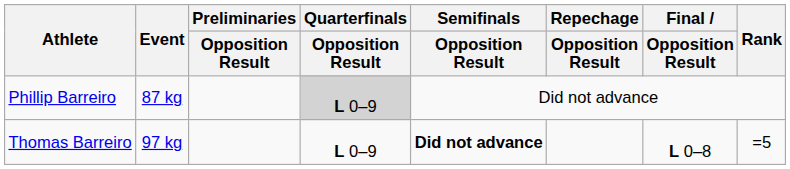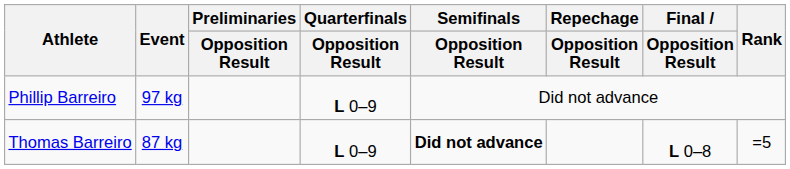(162, 98) 87 kg -> (162, 98) 97 kg
(356, 107) lightgrey background -> (356, 107) no background
(162, 143) 97 kg -> (162, 143) 87 kg
